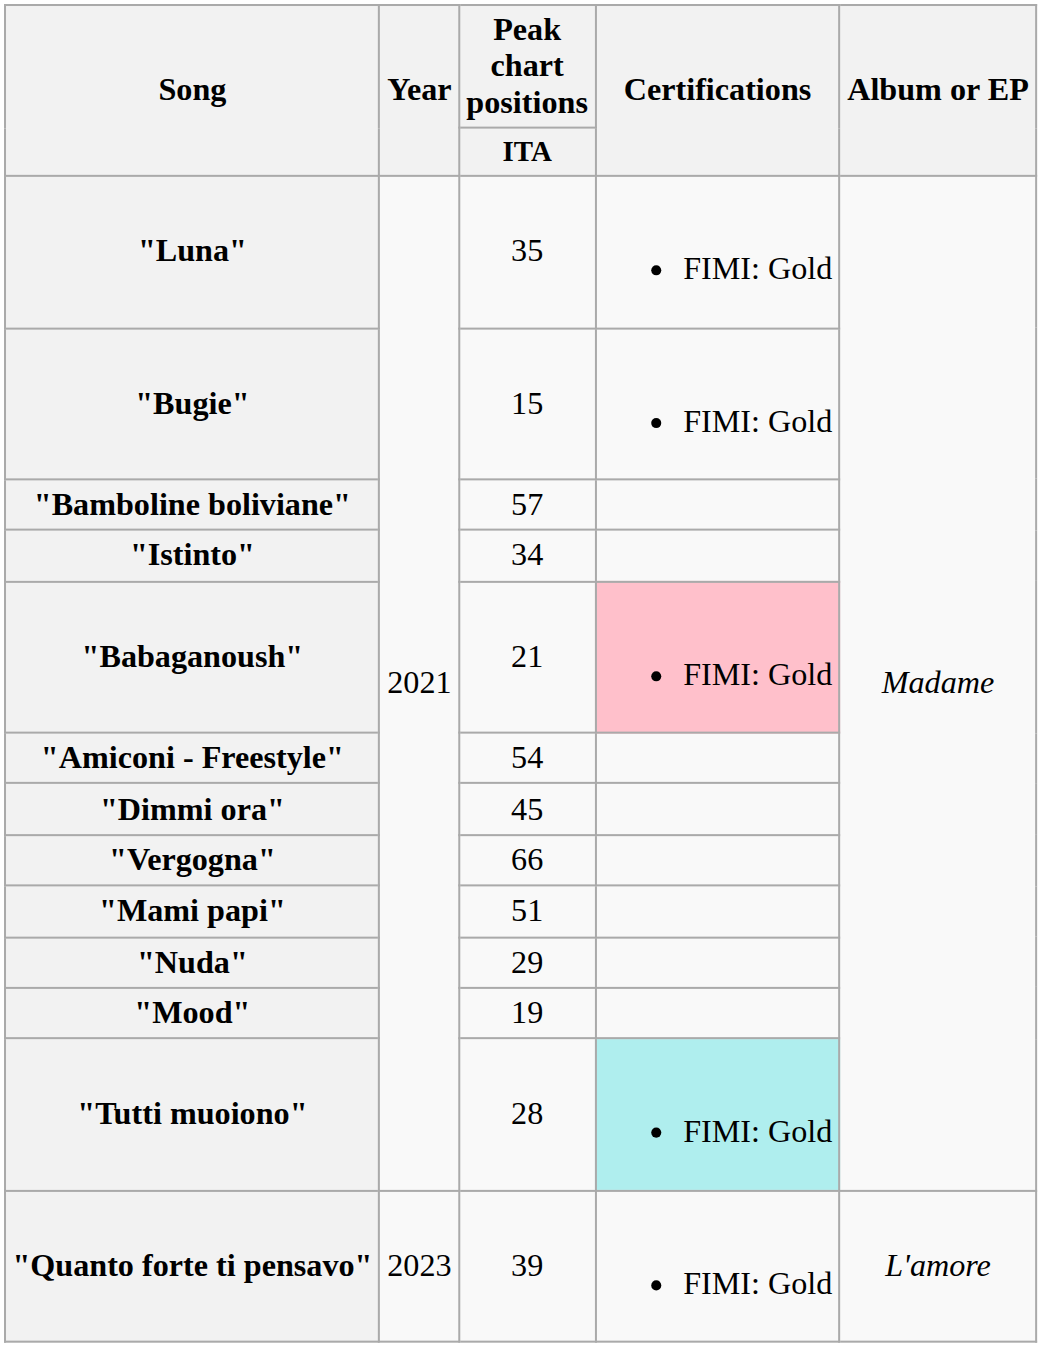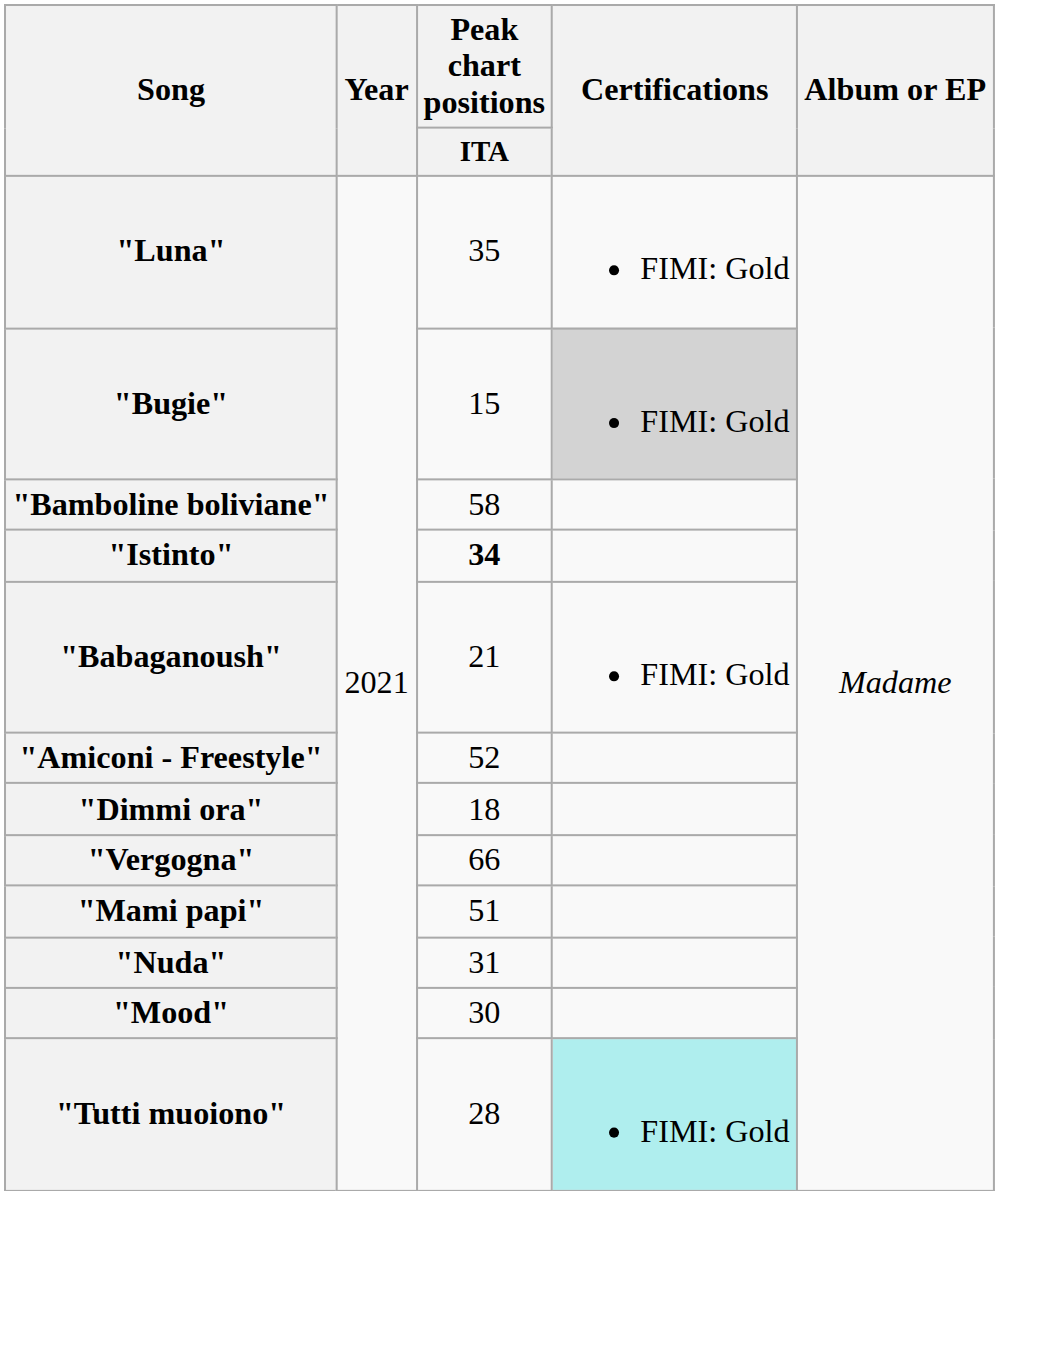(718, 421) no background -> (675, 421) lightgrey background
(527, 504) 57 -> (484, 504) 58
(527, 555) normal -> (484, 555) bold
(718, 675) pink background -> (675, 675) no background
(527, 757) 54 -> (484, 757) 52
(527, 808) 45 -> (484, 808) 18
(527, 961) 29 -> (484, 961) 31
(527, 1012) 19 -> (484, 1012) 30
- row: (192, 1265)
